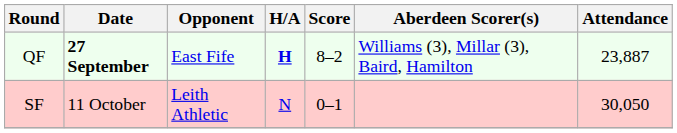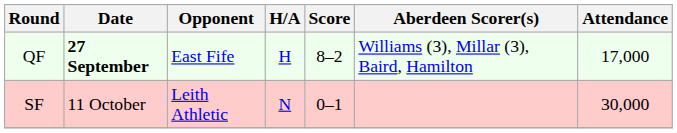(285, 56) bold -> (285, 56) normal
(625, 56) 23,887 -> (625, 56) 17,000
(625, 103) 30,050 -> (625, 103) 30,000
